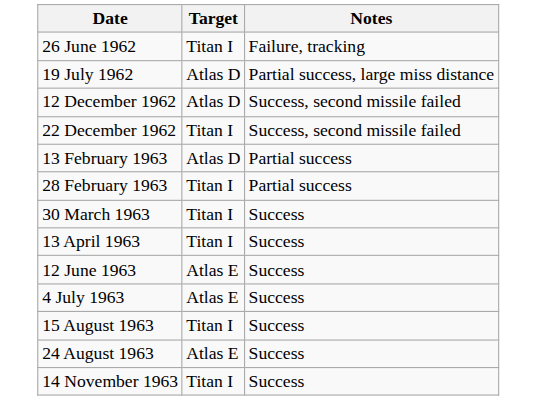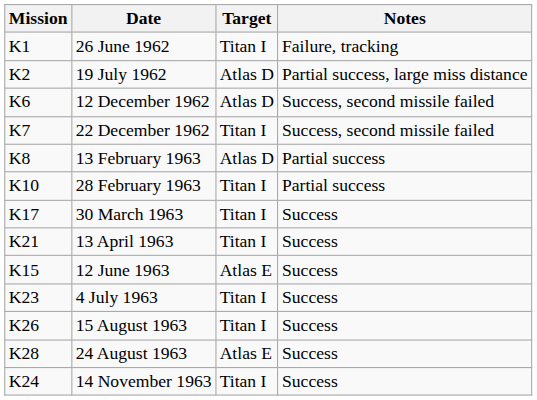+ column: (38, 18)
(212, 297) Atlas E -> (243, 297) Titan I
